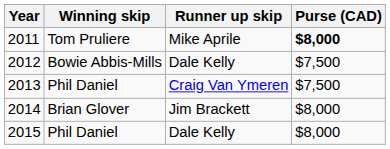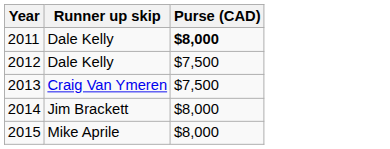- column: (105, 16)
(205, 39) Mike Aprile -> (81, 39) Dale Kelly
(202, 132) Dale Kelly -> (83, 132) Mike Aprile
